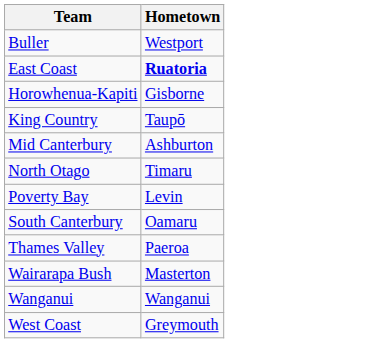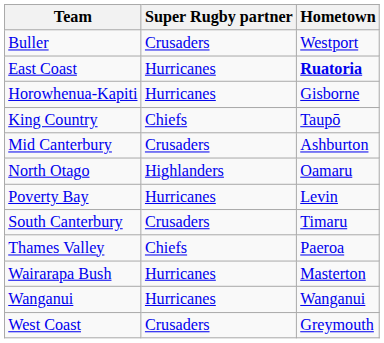+ column: (219, 17)
(168, 171) Timaru -> (326, 171) Oamaru
(171, 222) Oamaru -> (324, 222) Timaru
